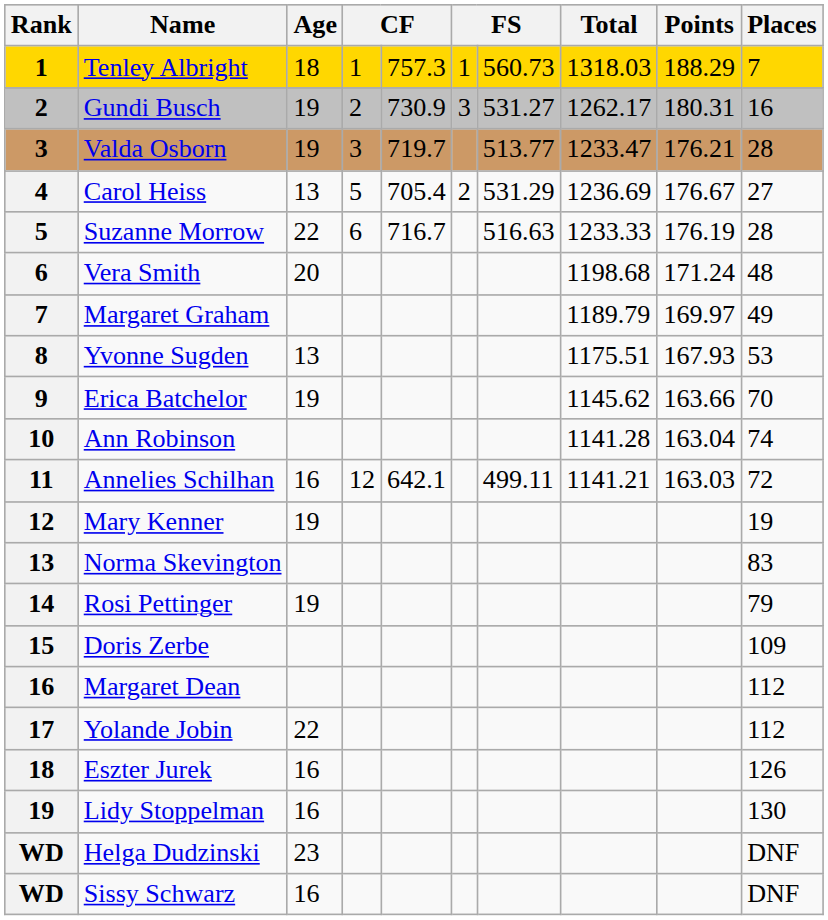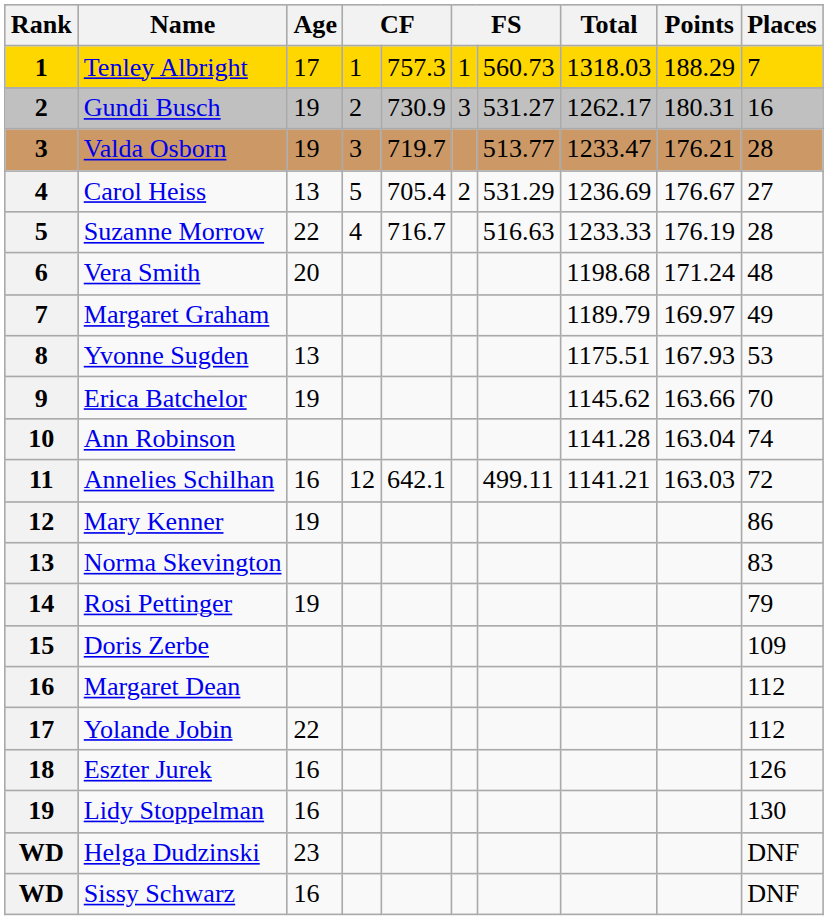(307, 66) 18 -> (307, 66) 17
(356, 231) 6 -> (356, 231) 4
(760, 521) 19 -> (760, 521) 86
